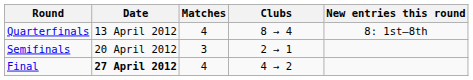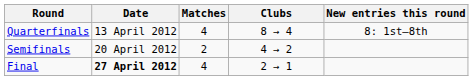(204, 48) 3 -> (204, 48) 2
(276, 48) 2 → 1 -> (276, 48) 4 → 2
(276, 66) 4 → 2 -> (276, 66) 2 → 1
